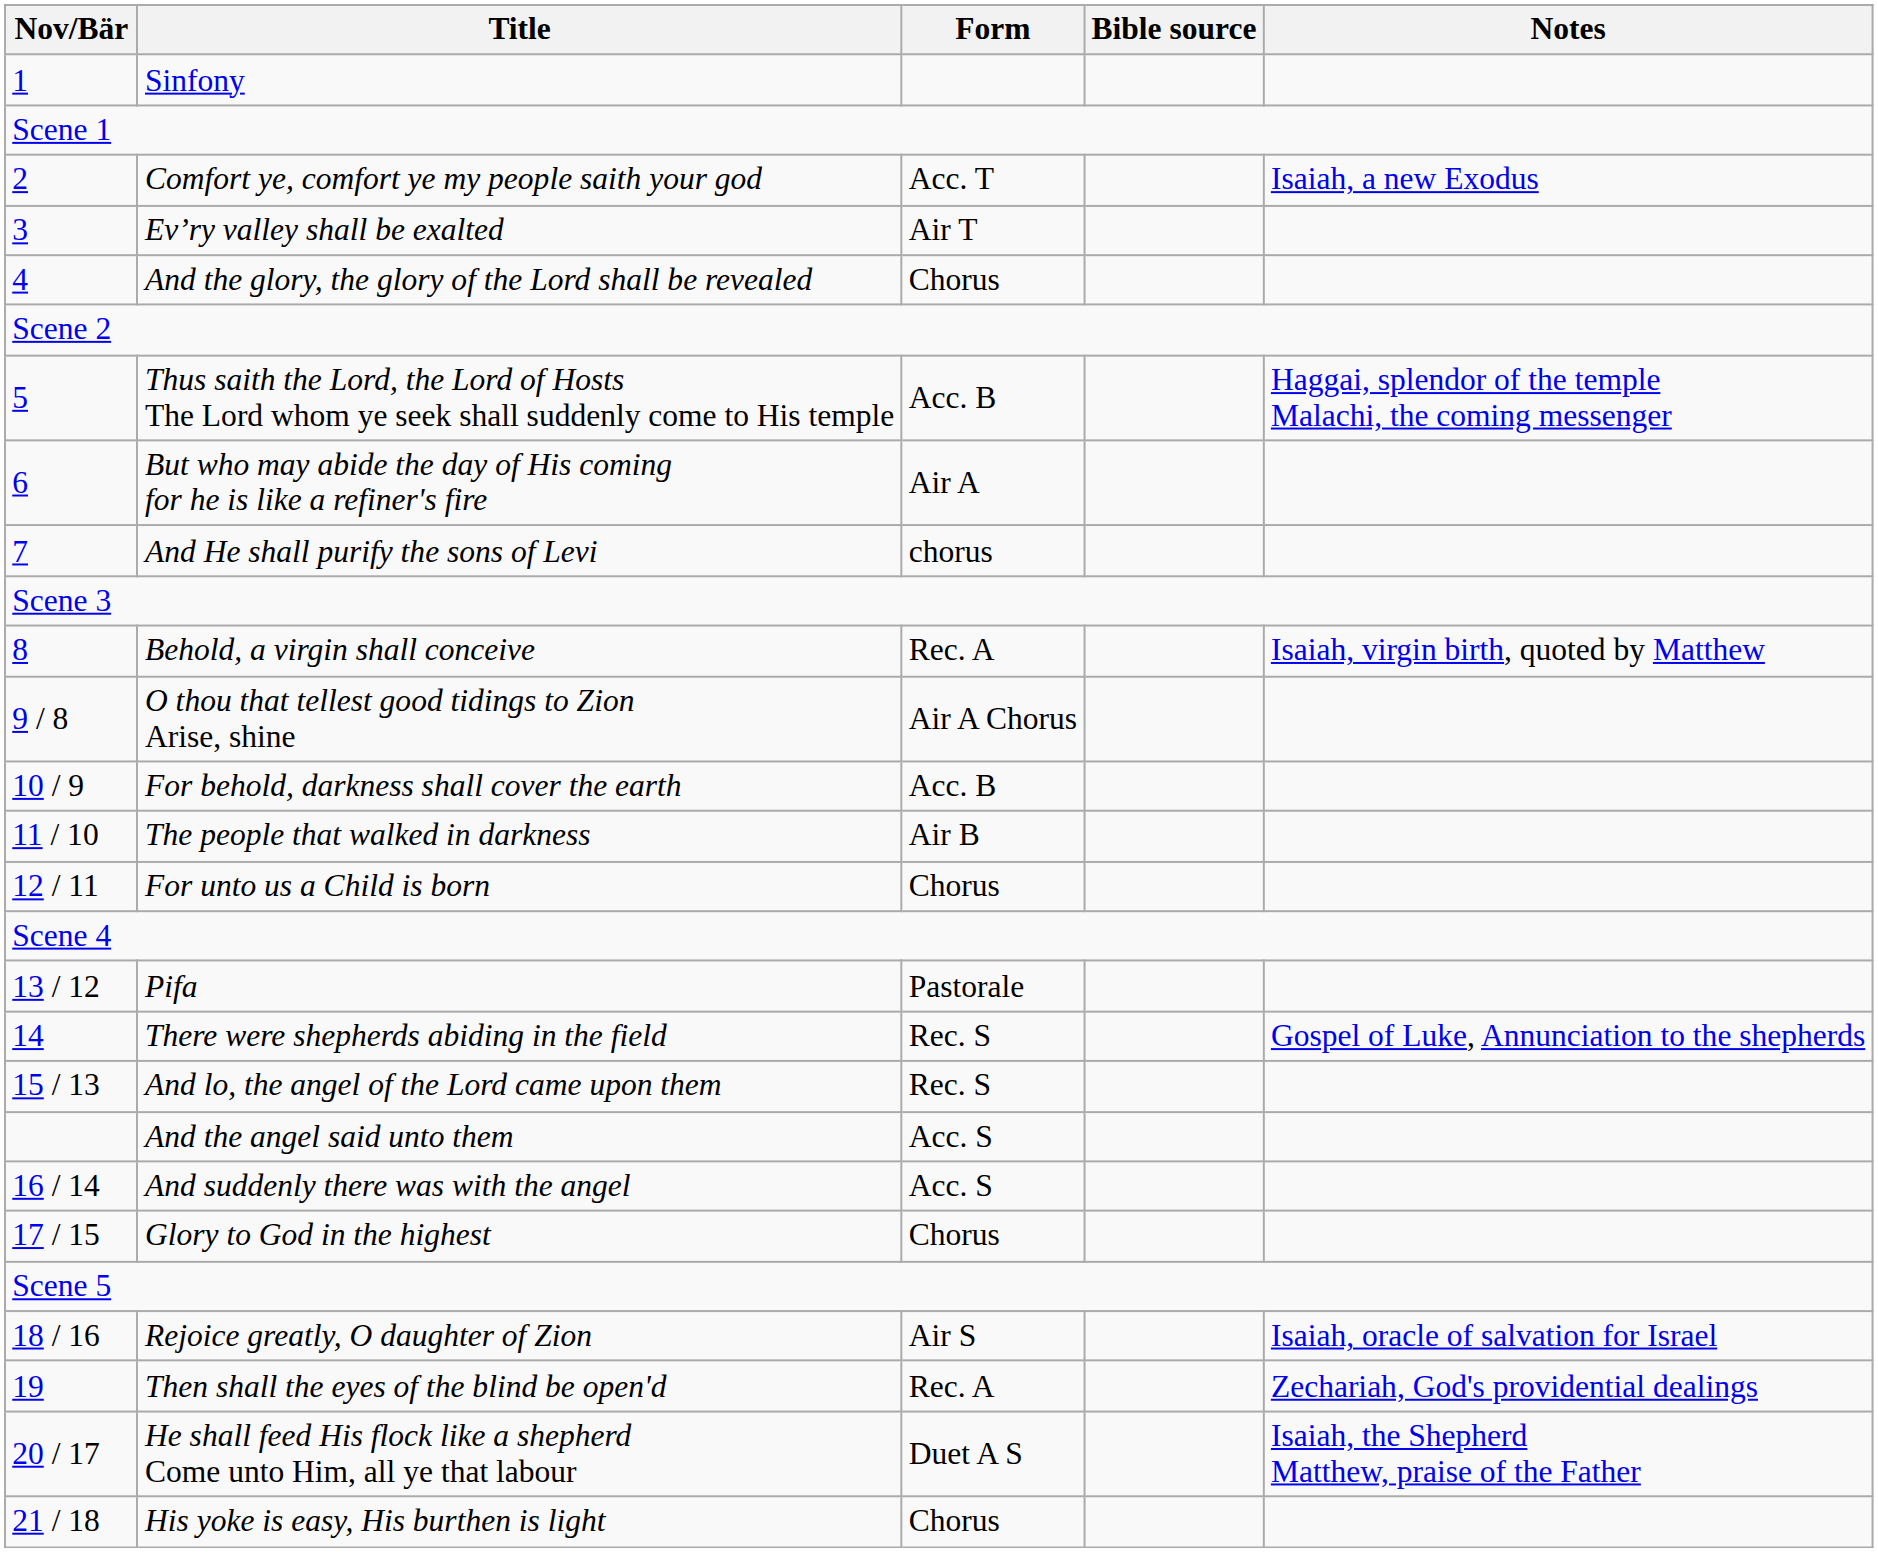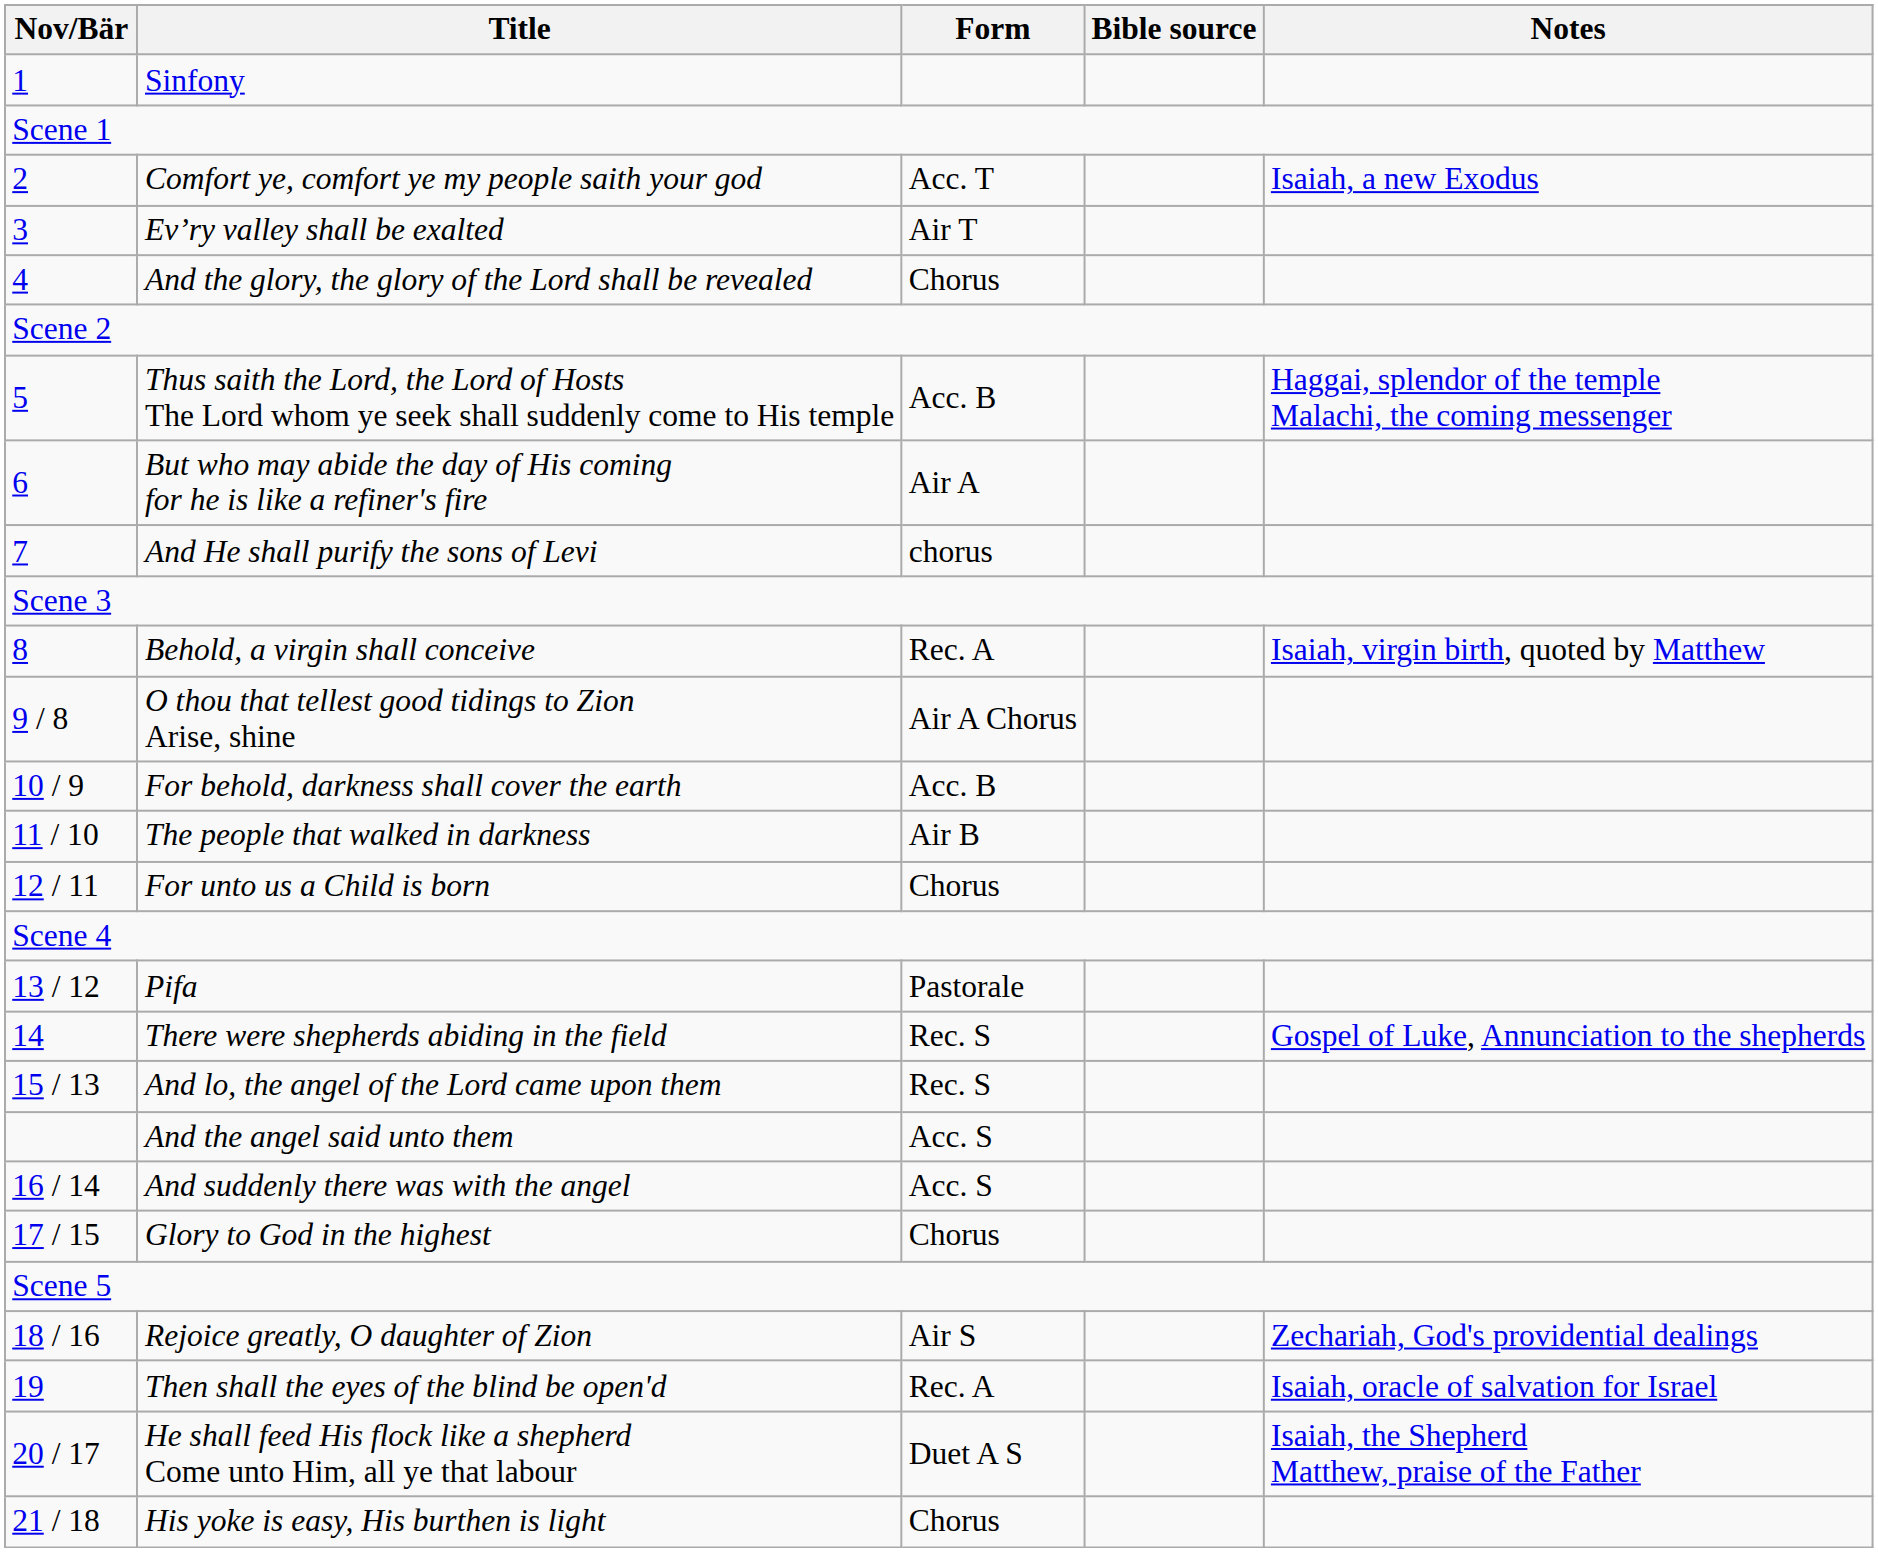(1494, 1335) Isaiah, oracle of salvation for Israel -> (1514, 1335) Zechariah, God's providential dealings
(1514, 1385) Zechariah, God's providential dealings -> (1494, 1385) Isaiah, oracle of salvation for Israel
